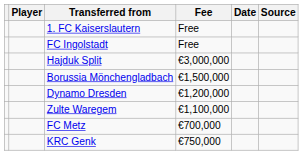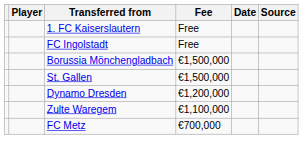- row: (74, 61)
+ row: (69, 77)
- row: (71, 142)
